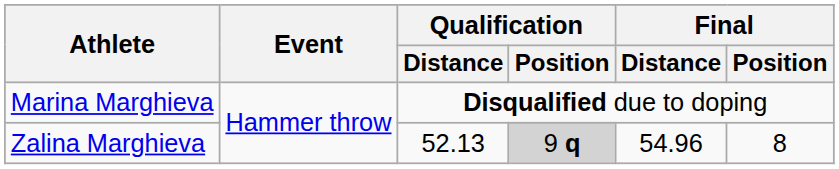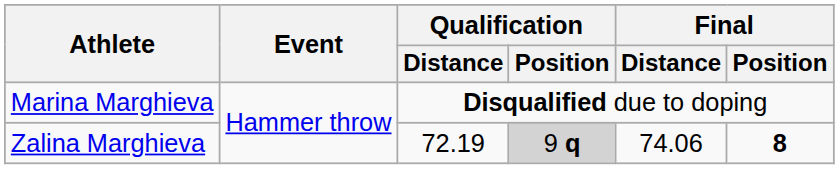(453, 143) 52.13 -> (453, 143) 72.19
(671, 143) 54.96 -> (671, 143) 74.06
(780, 143) normal -> (780, 143) bold
